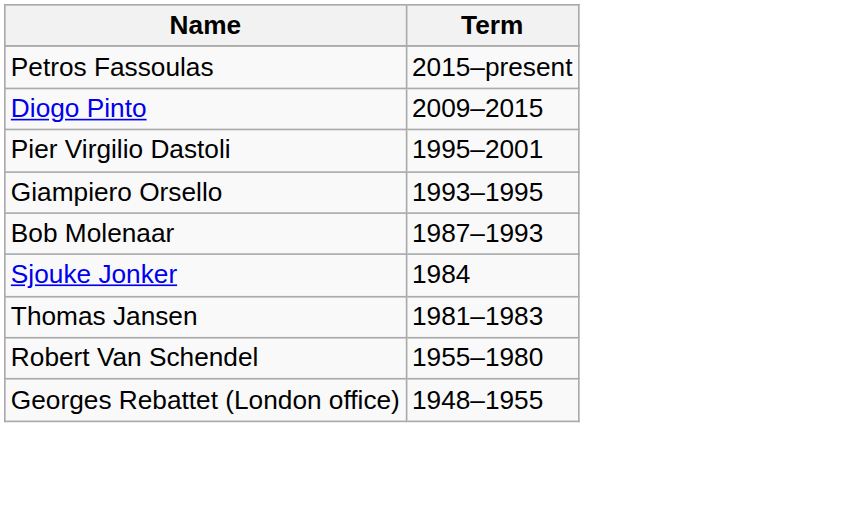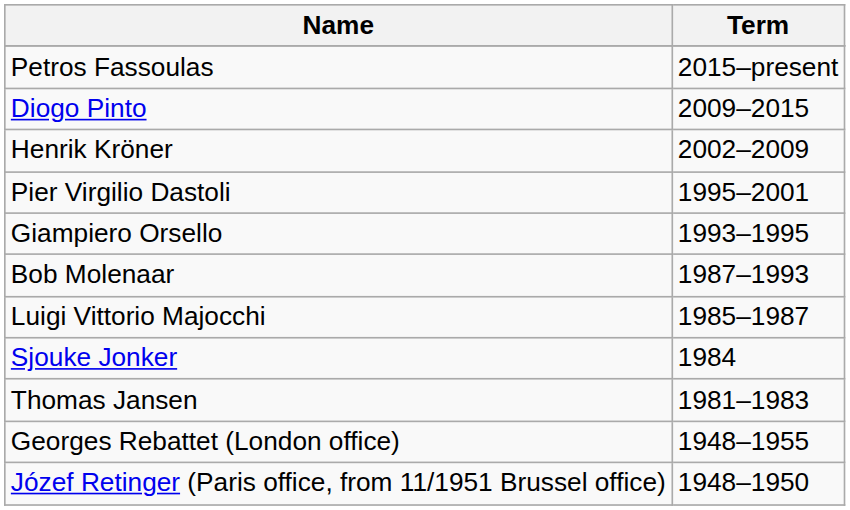+ row: (92, 150)
+ row: (138, 316)
- row: (135, 358)
+ row: (338, 483)
